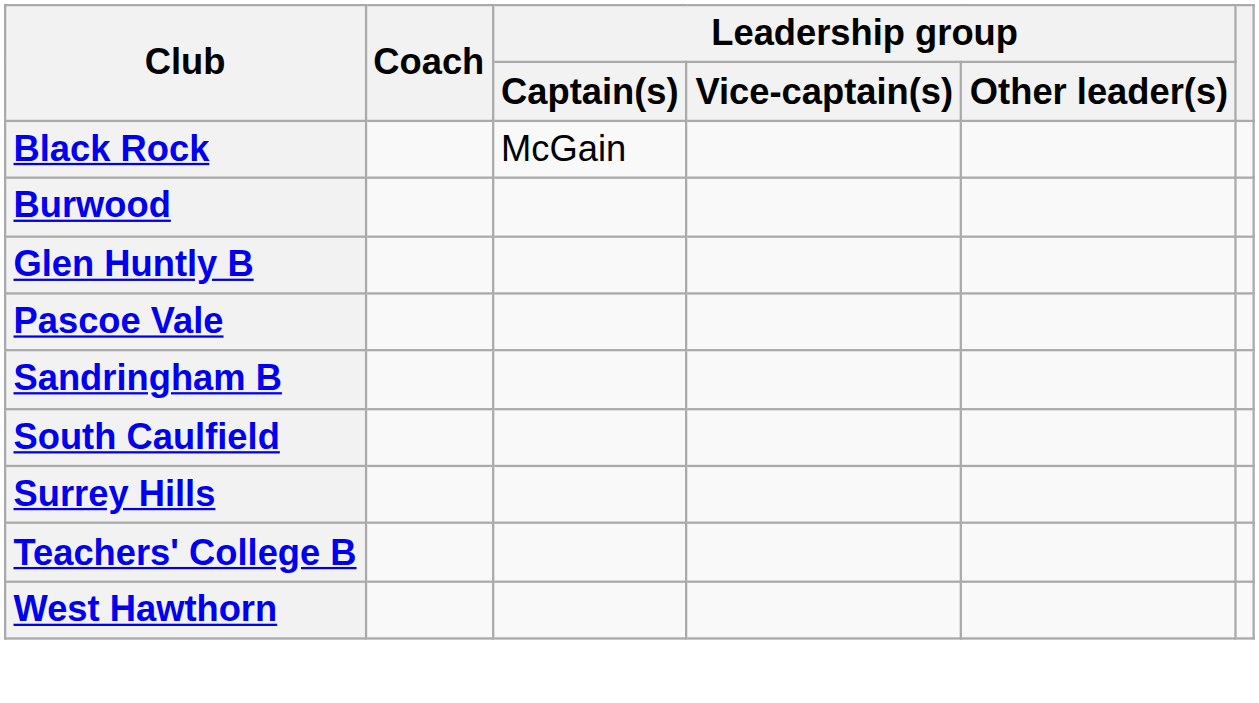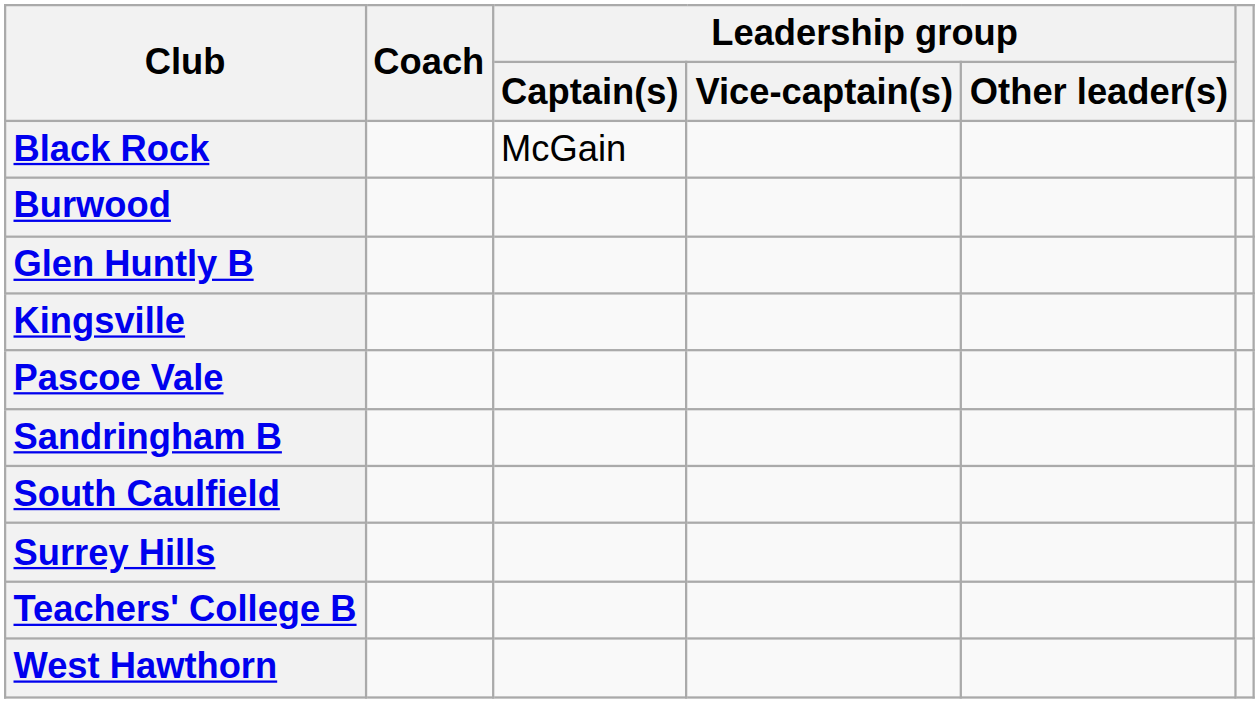+ row: (99, 321)
